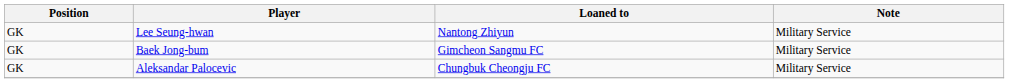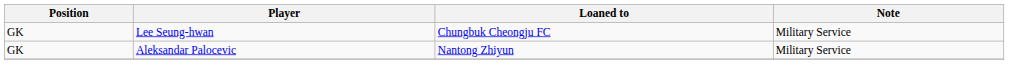(476, 31) Nantong Zhiyun -> (494, 31) Chungbuk Cheongju FC
- row: (172, 50)
(494, 68) Chungbuk Cheongju FC -> (476, 50) Nantong Zhiyun
